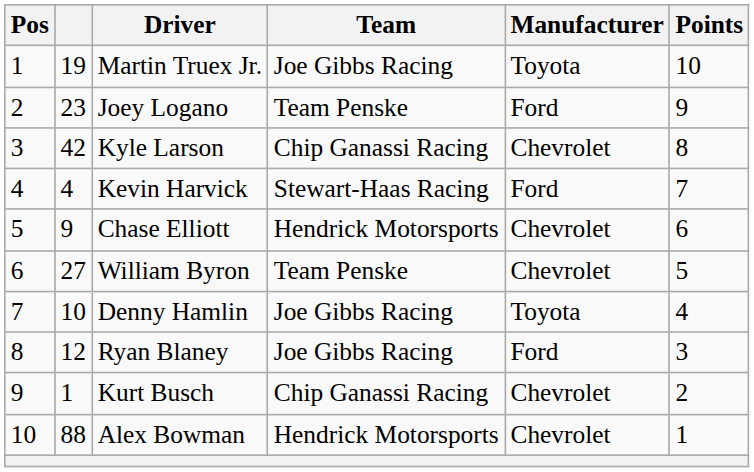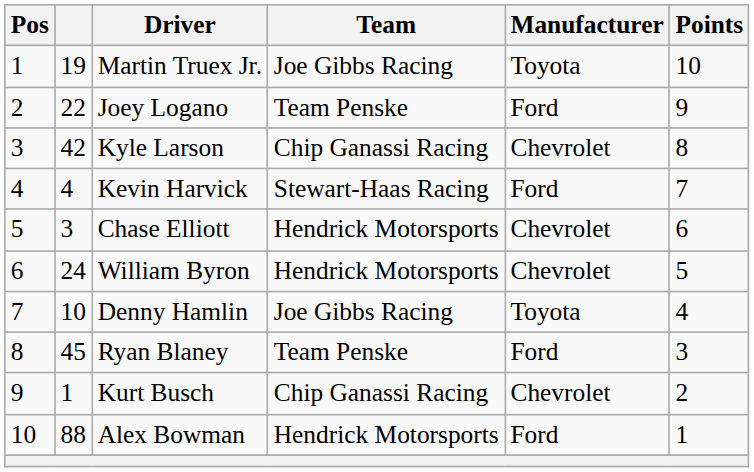(73, 106) 23 -> (73, 106) 22
(67, 229) 9 -> (67, 229) 3
(73, 270) 27 -> (73, 270) 24
(341, 270) Team Penske -> (386, 270) Hendrick Motorsports
(73, 351) 12 -> (73, 351) 45
(363, 351) Joe Gibbs Racing -> (341, 351) Team Penske
(561, 433) Chevrolet -> (534, 433) Ford
